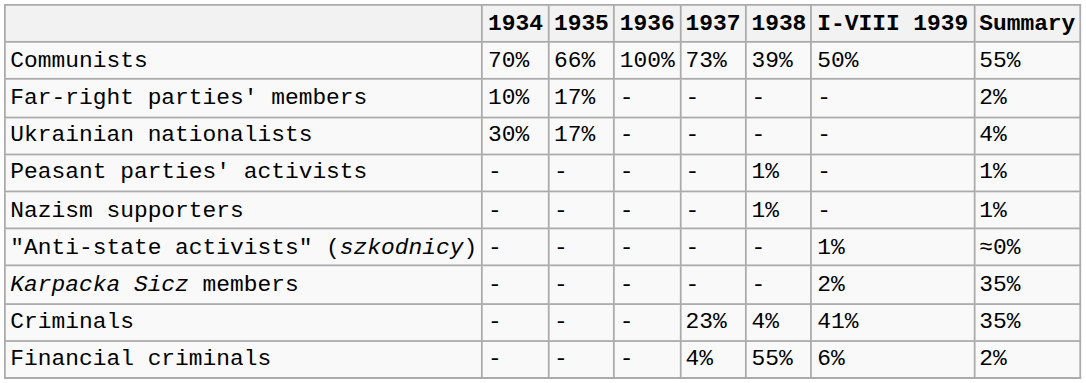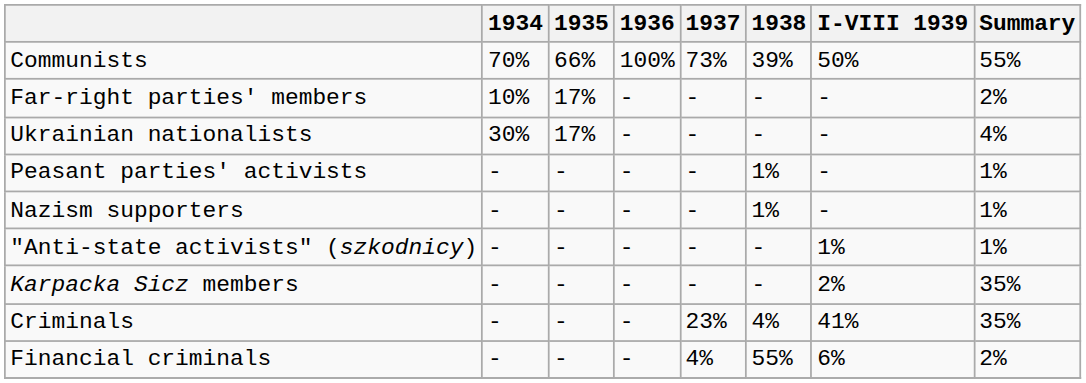(1000, 247) ≈0% -> (993, 247) 1%
